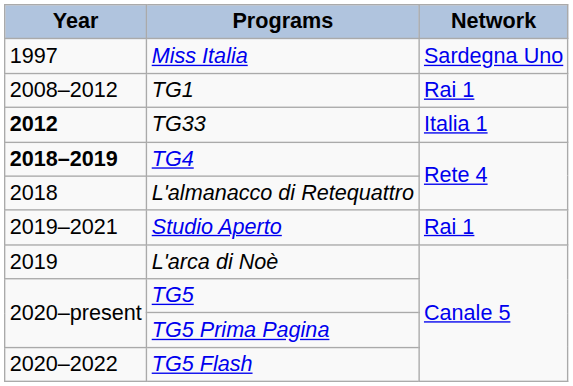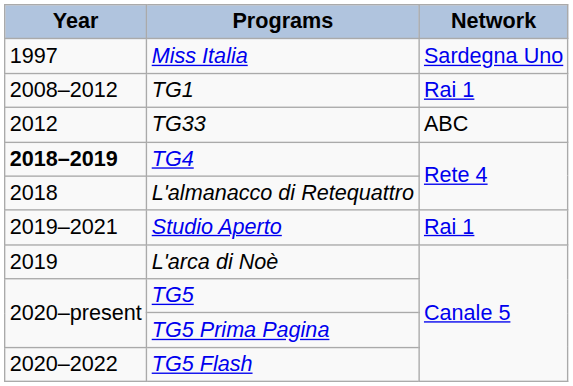(34, 124) bold -> (34, 124) normal
(456, 124) Italia 1 -> (446, 124) ABC
